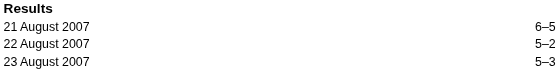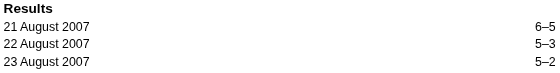(545, 44) 5–2 -> (545, 44) 5–3
(545, 61) 5–3 -> (545, 61) 5–2
